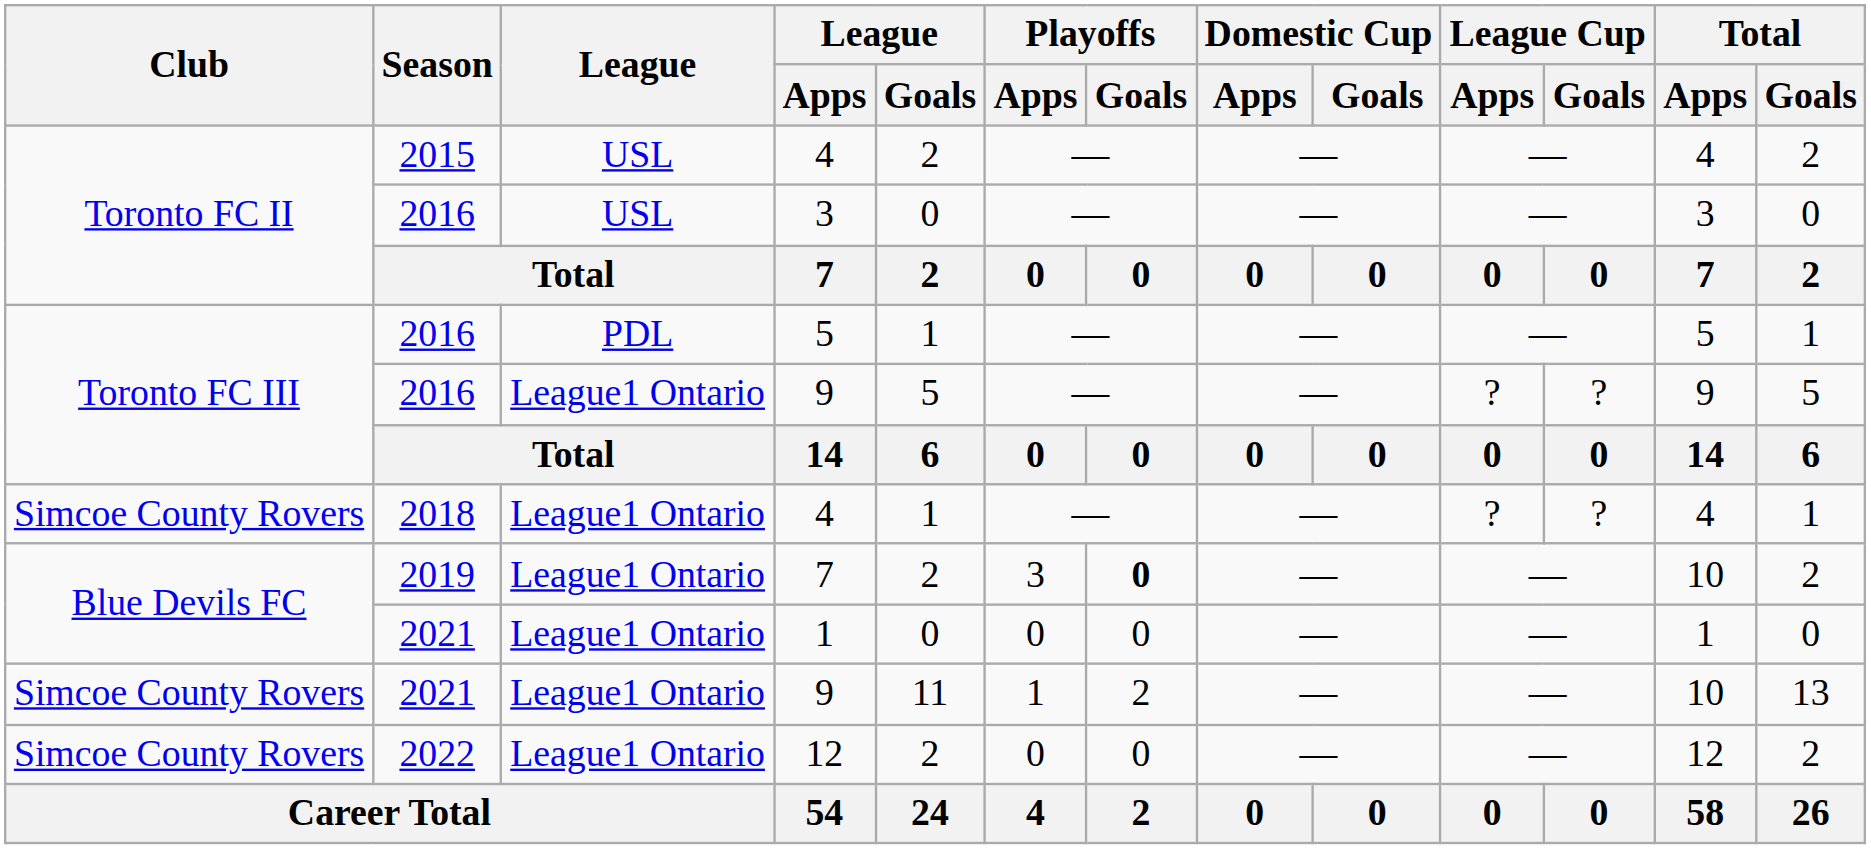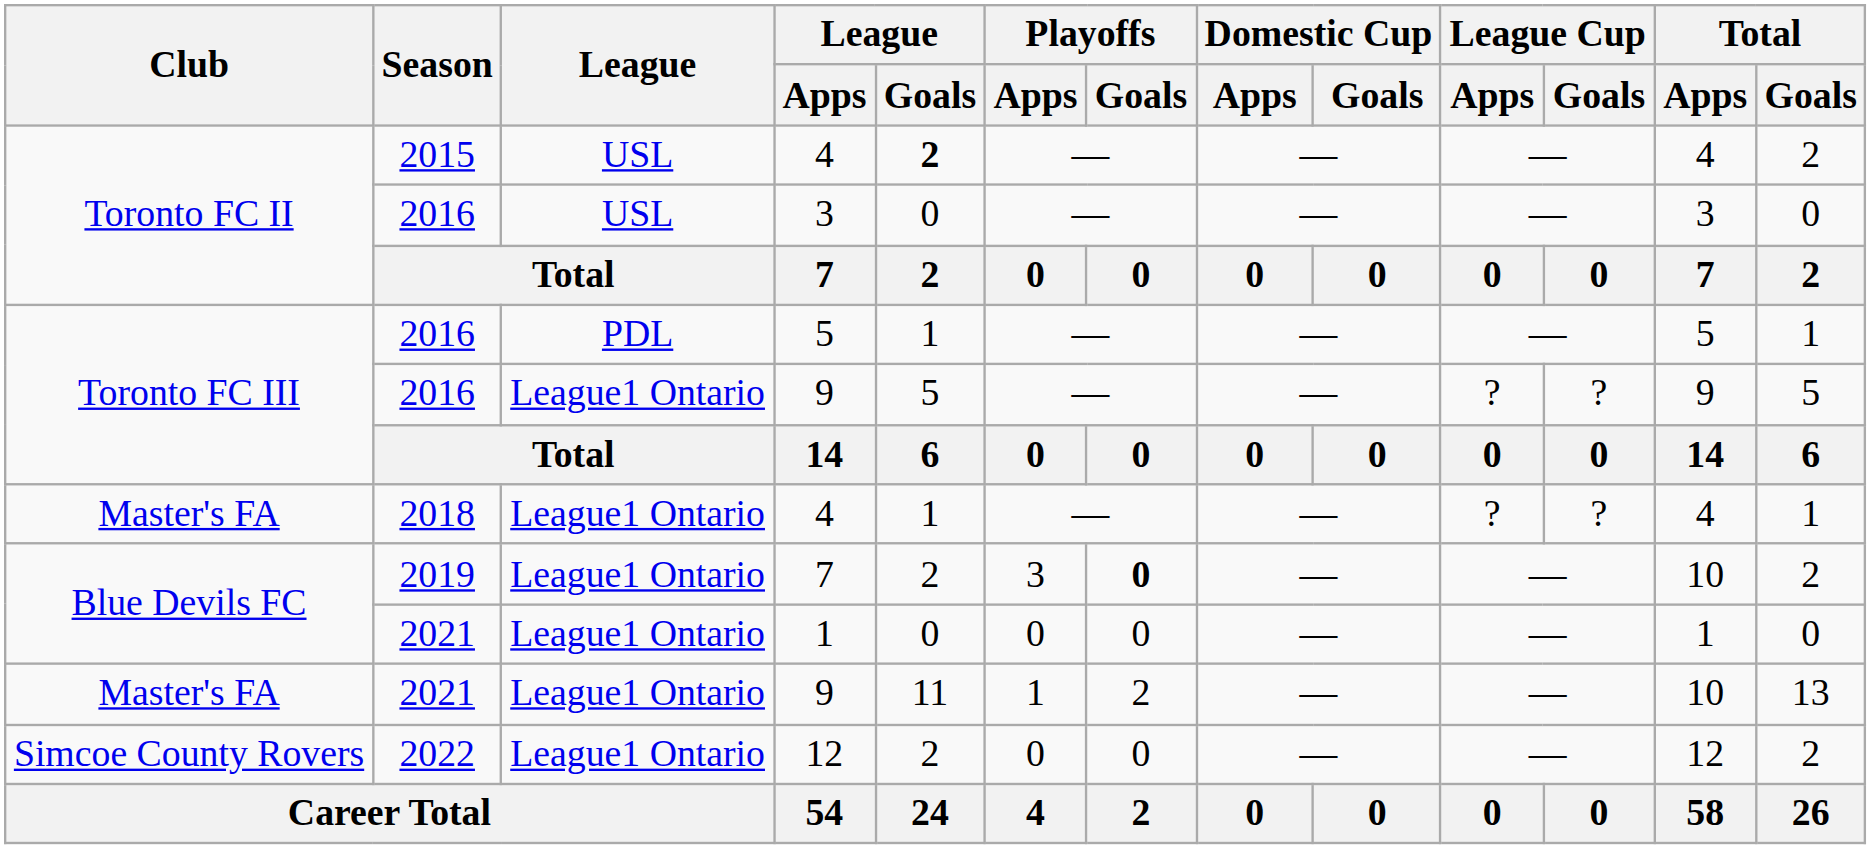(930, 154) normal -> (930, 154) bold
(189, 513) Simcoe County Rovers -> (189, 513) Master's FA
(189, 693) Simcoe County Rovers -> (189, 693) Master's FA
